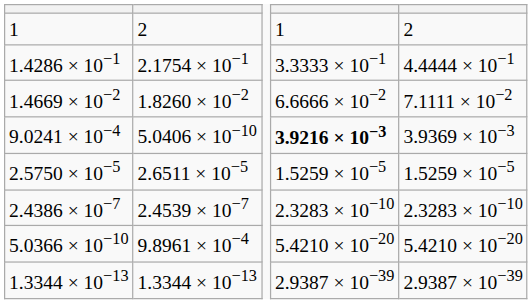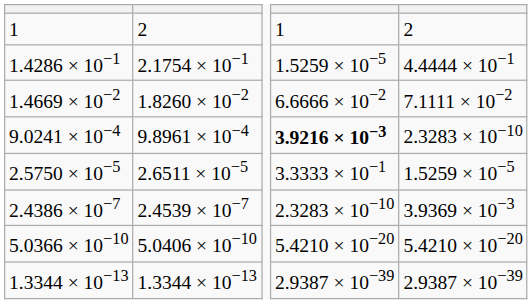(331, 62) 3.3333 × 10−1 -> (331, 62) 1.5259 × 10−5
(197, 135) 5.0406 × 10−10 -> (193, 135) 9.8961 × 10−4
(459, 135) 3.9369 × 10−3 -> (463, 135) 2.3283 × 10−10
(331, 171) 1.5259 × 10−5 -> (331, 171) 3.3333 × 10−1
(463, 207) 2.3283 × 10−10 -> (459, 207) 3.9369 × 10−3
(193, 243) 9.8961 × 10−4 -> (197, 243) 5.0406 × 10−10
